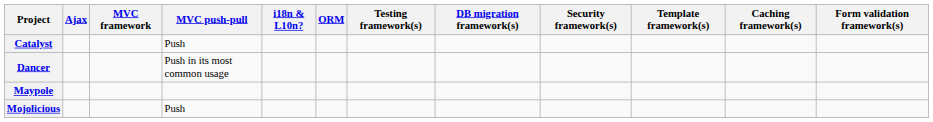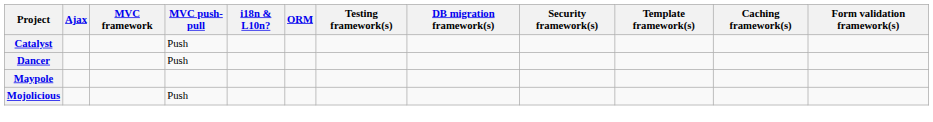(198, 67) Push in its most common usage -> (178, 61) Push
